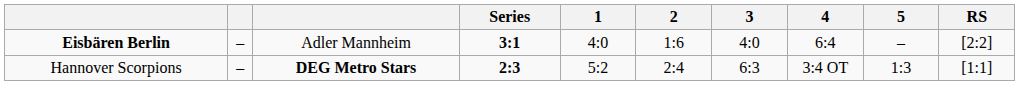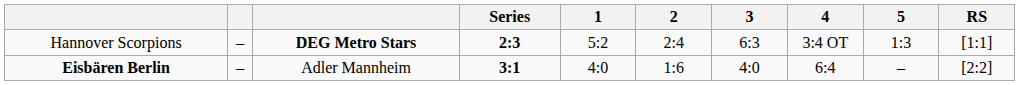rows swapped: (116, 42) <-> (116, 67)
